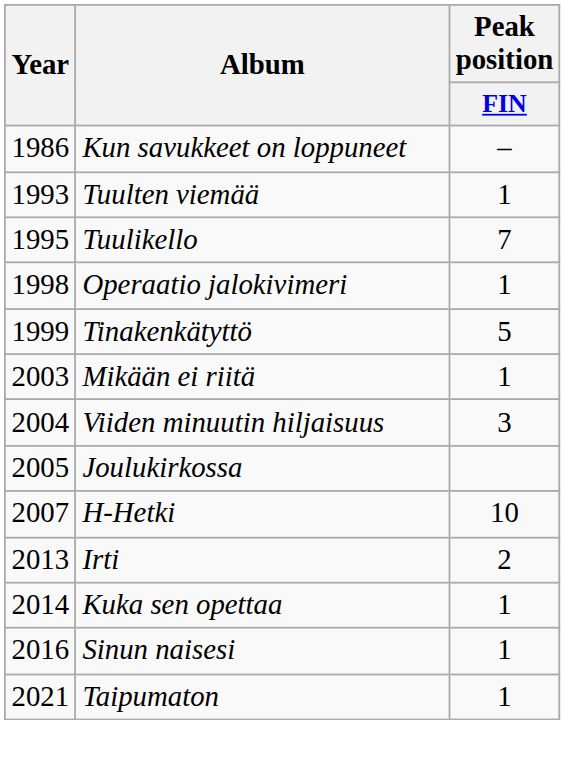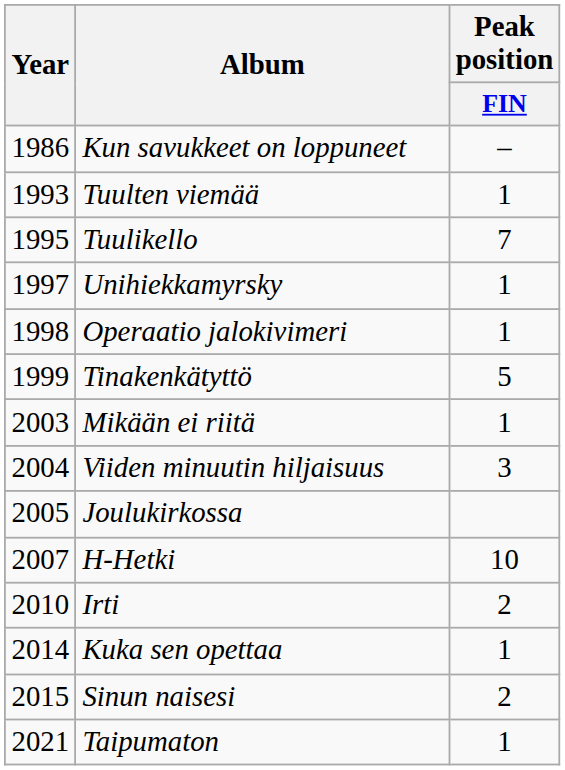+ row: (182, 285)
(40, 559) 2013 -> (40, 604) 2010
(40, 650) 2016 -> (40, 696) 2015
(504, 650) 1 -> (504, 696) 2
